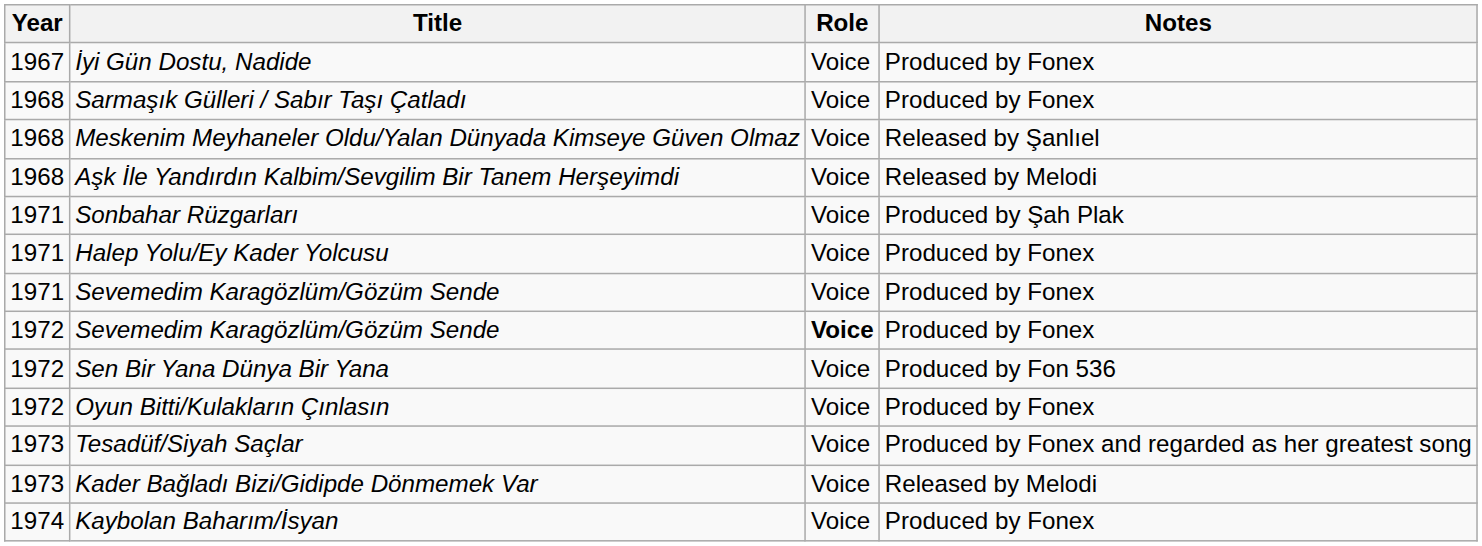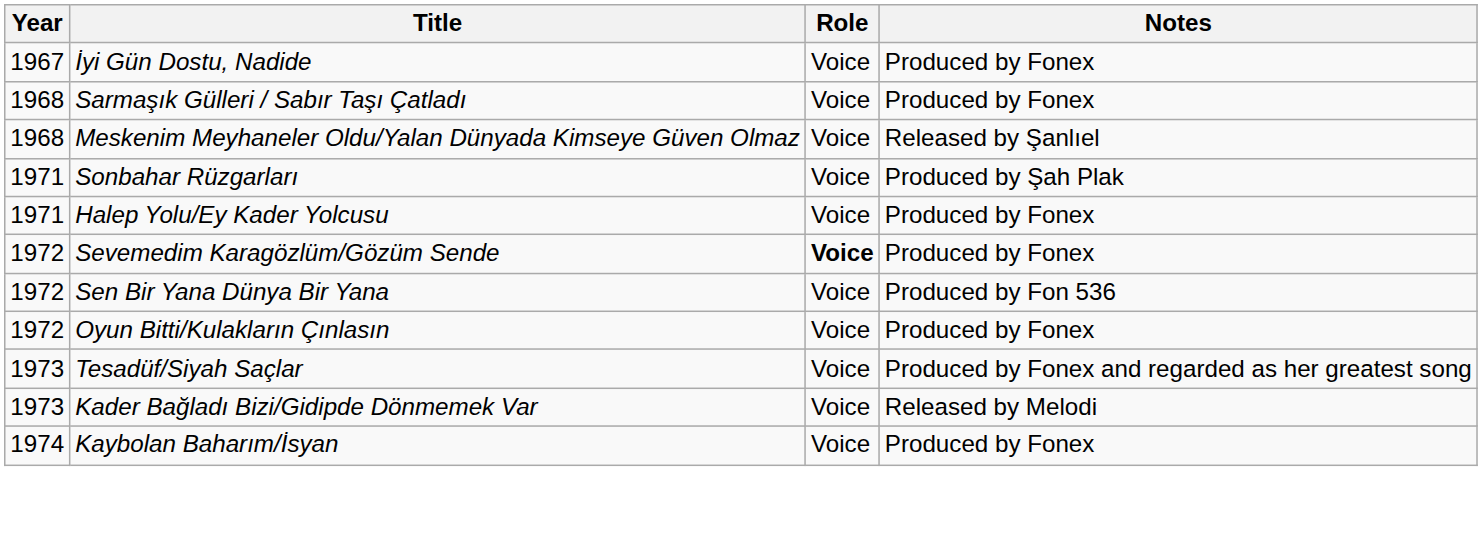- row: (37, 176)
- row: (37, 291)
